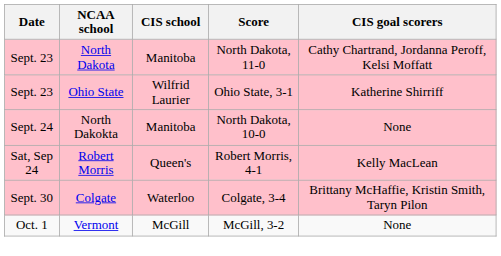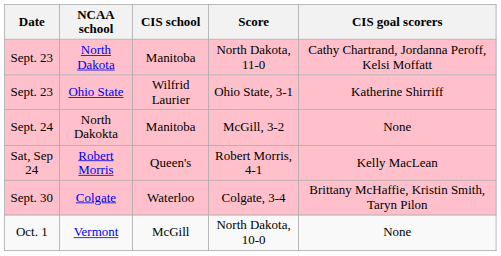(254, 127) North Dakota, 10-0 -> (254, 127) McGill, 3-2
(254, 225) McGill, 3-2 -> (254, 232) North Dakota, 10-0
